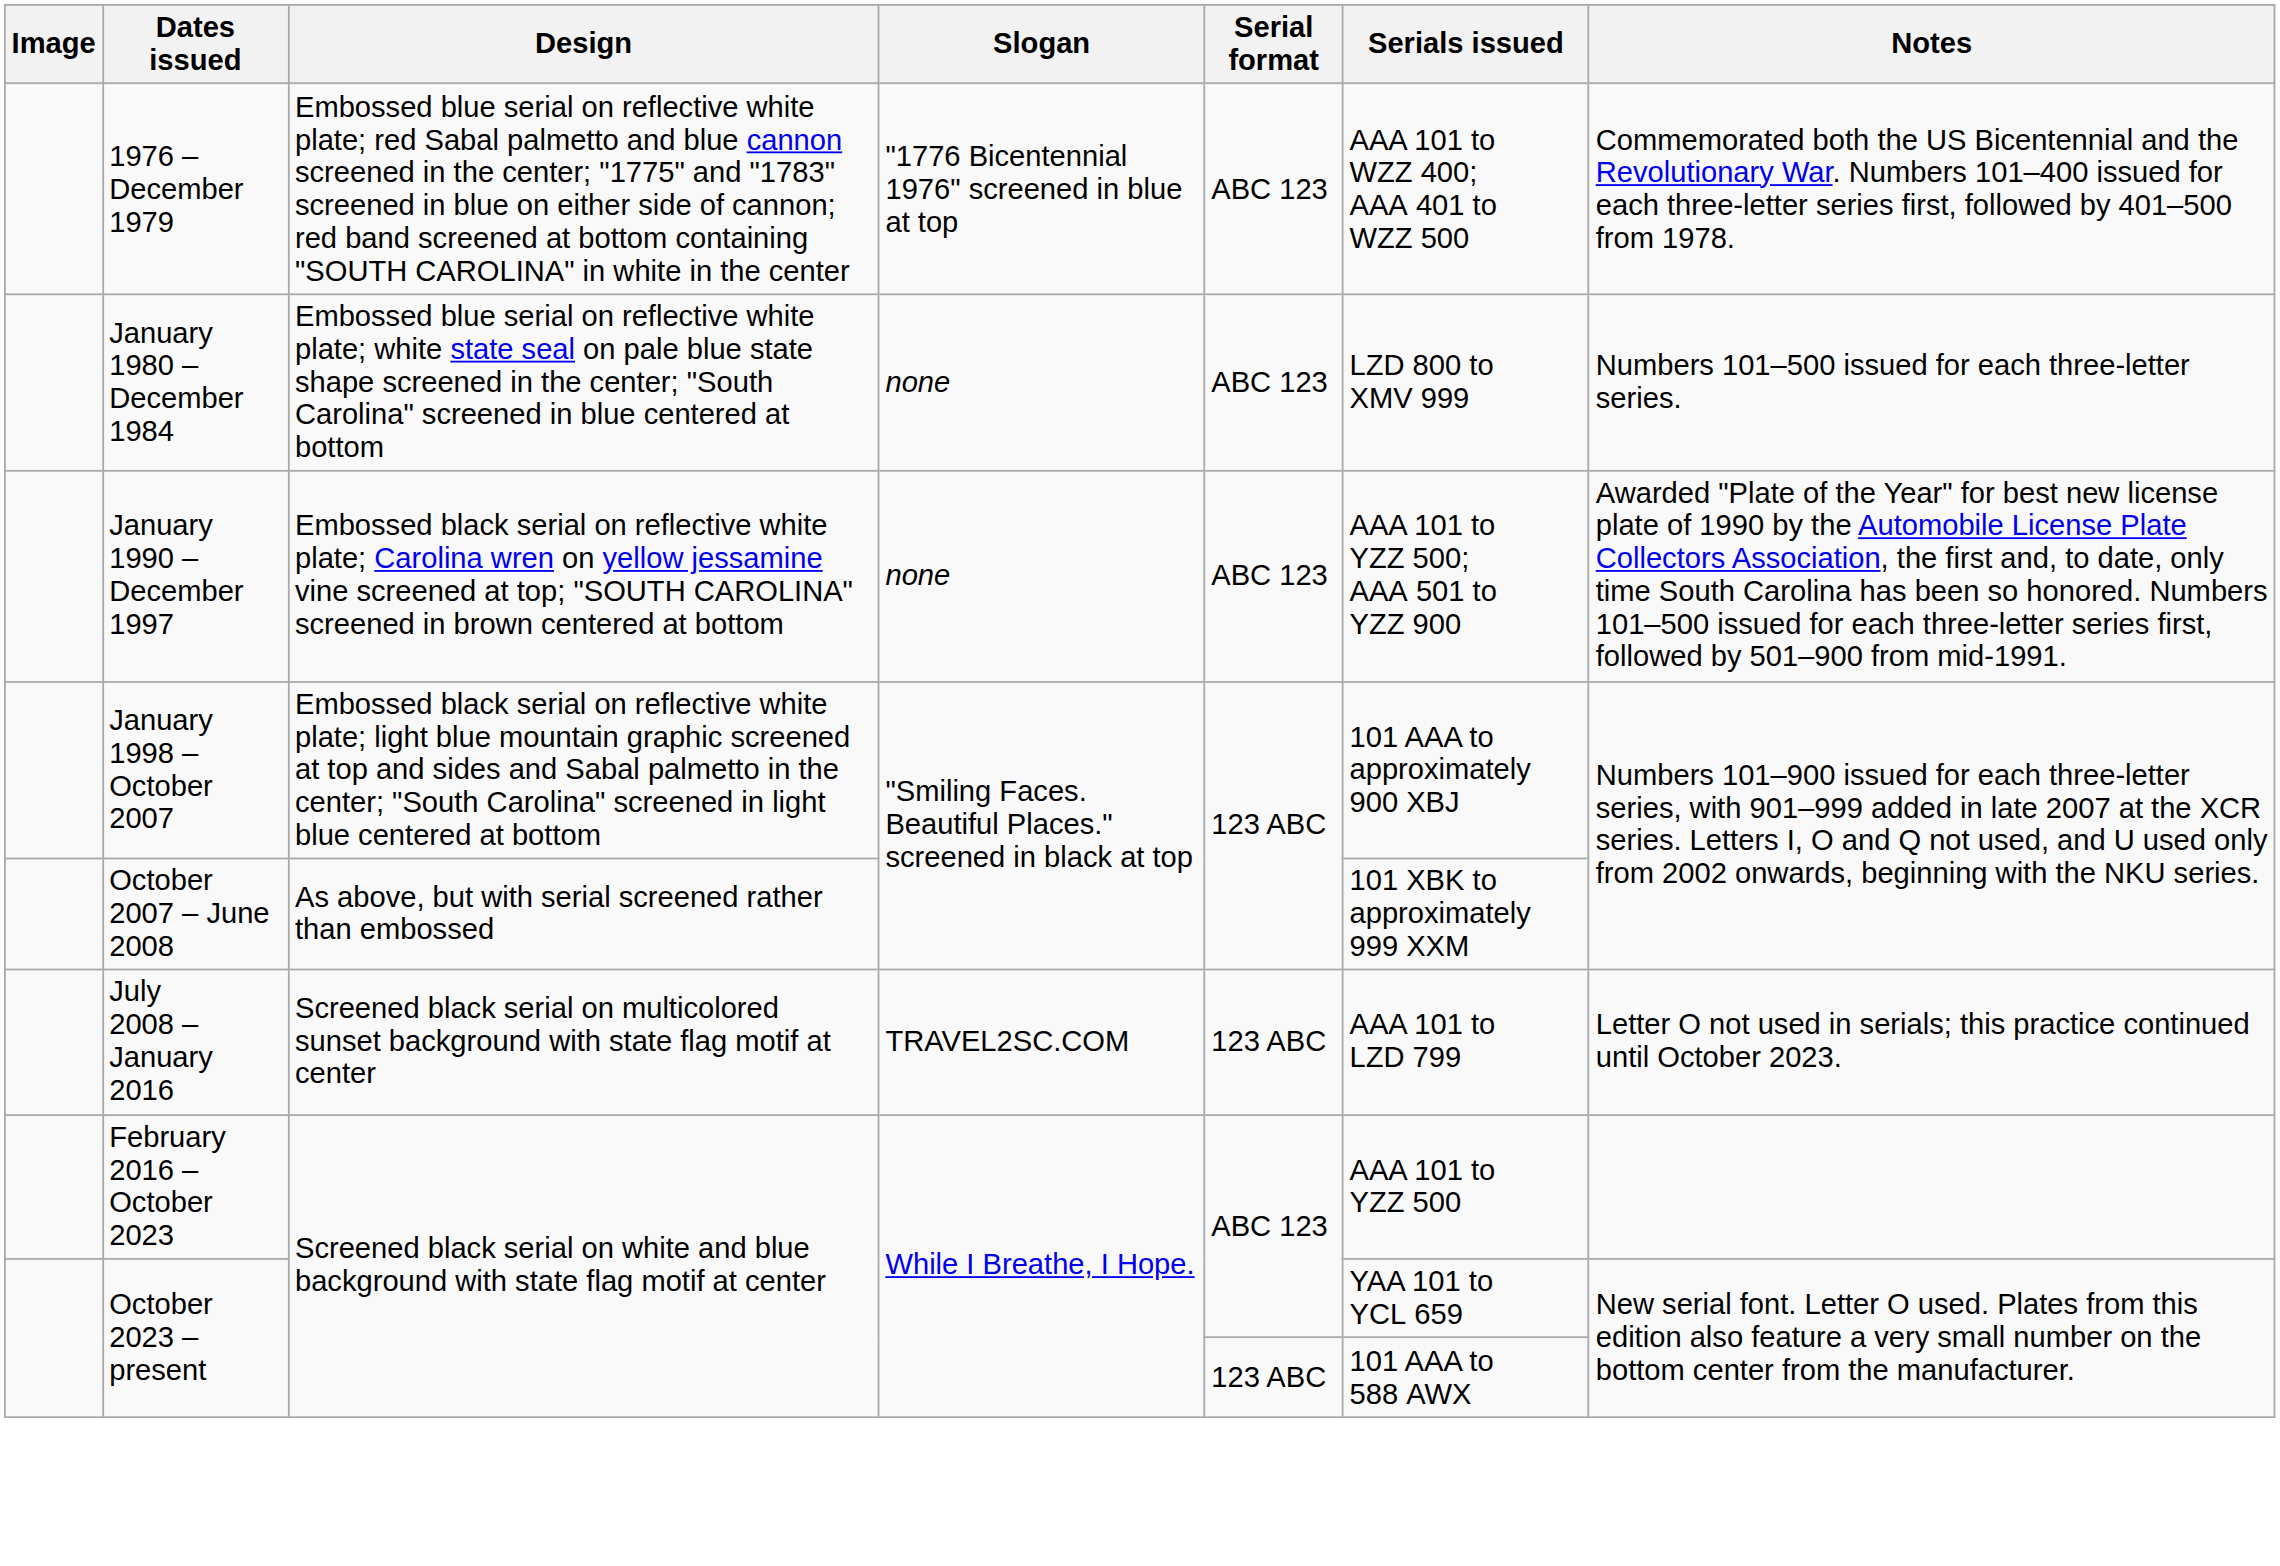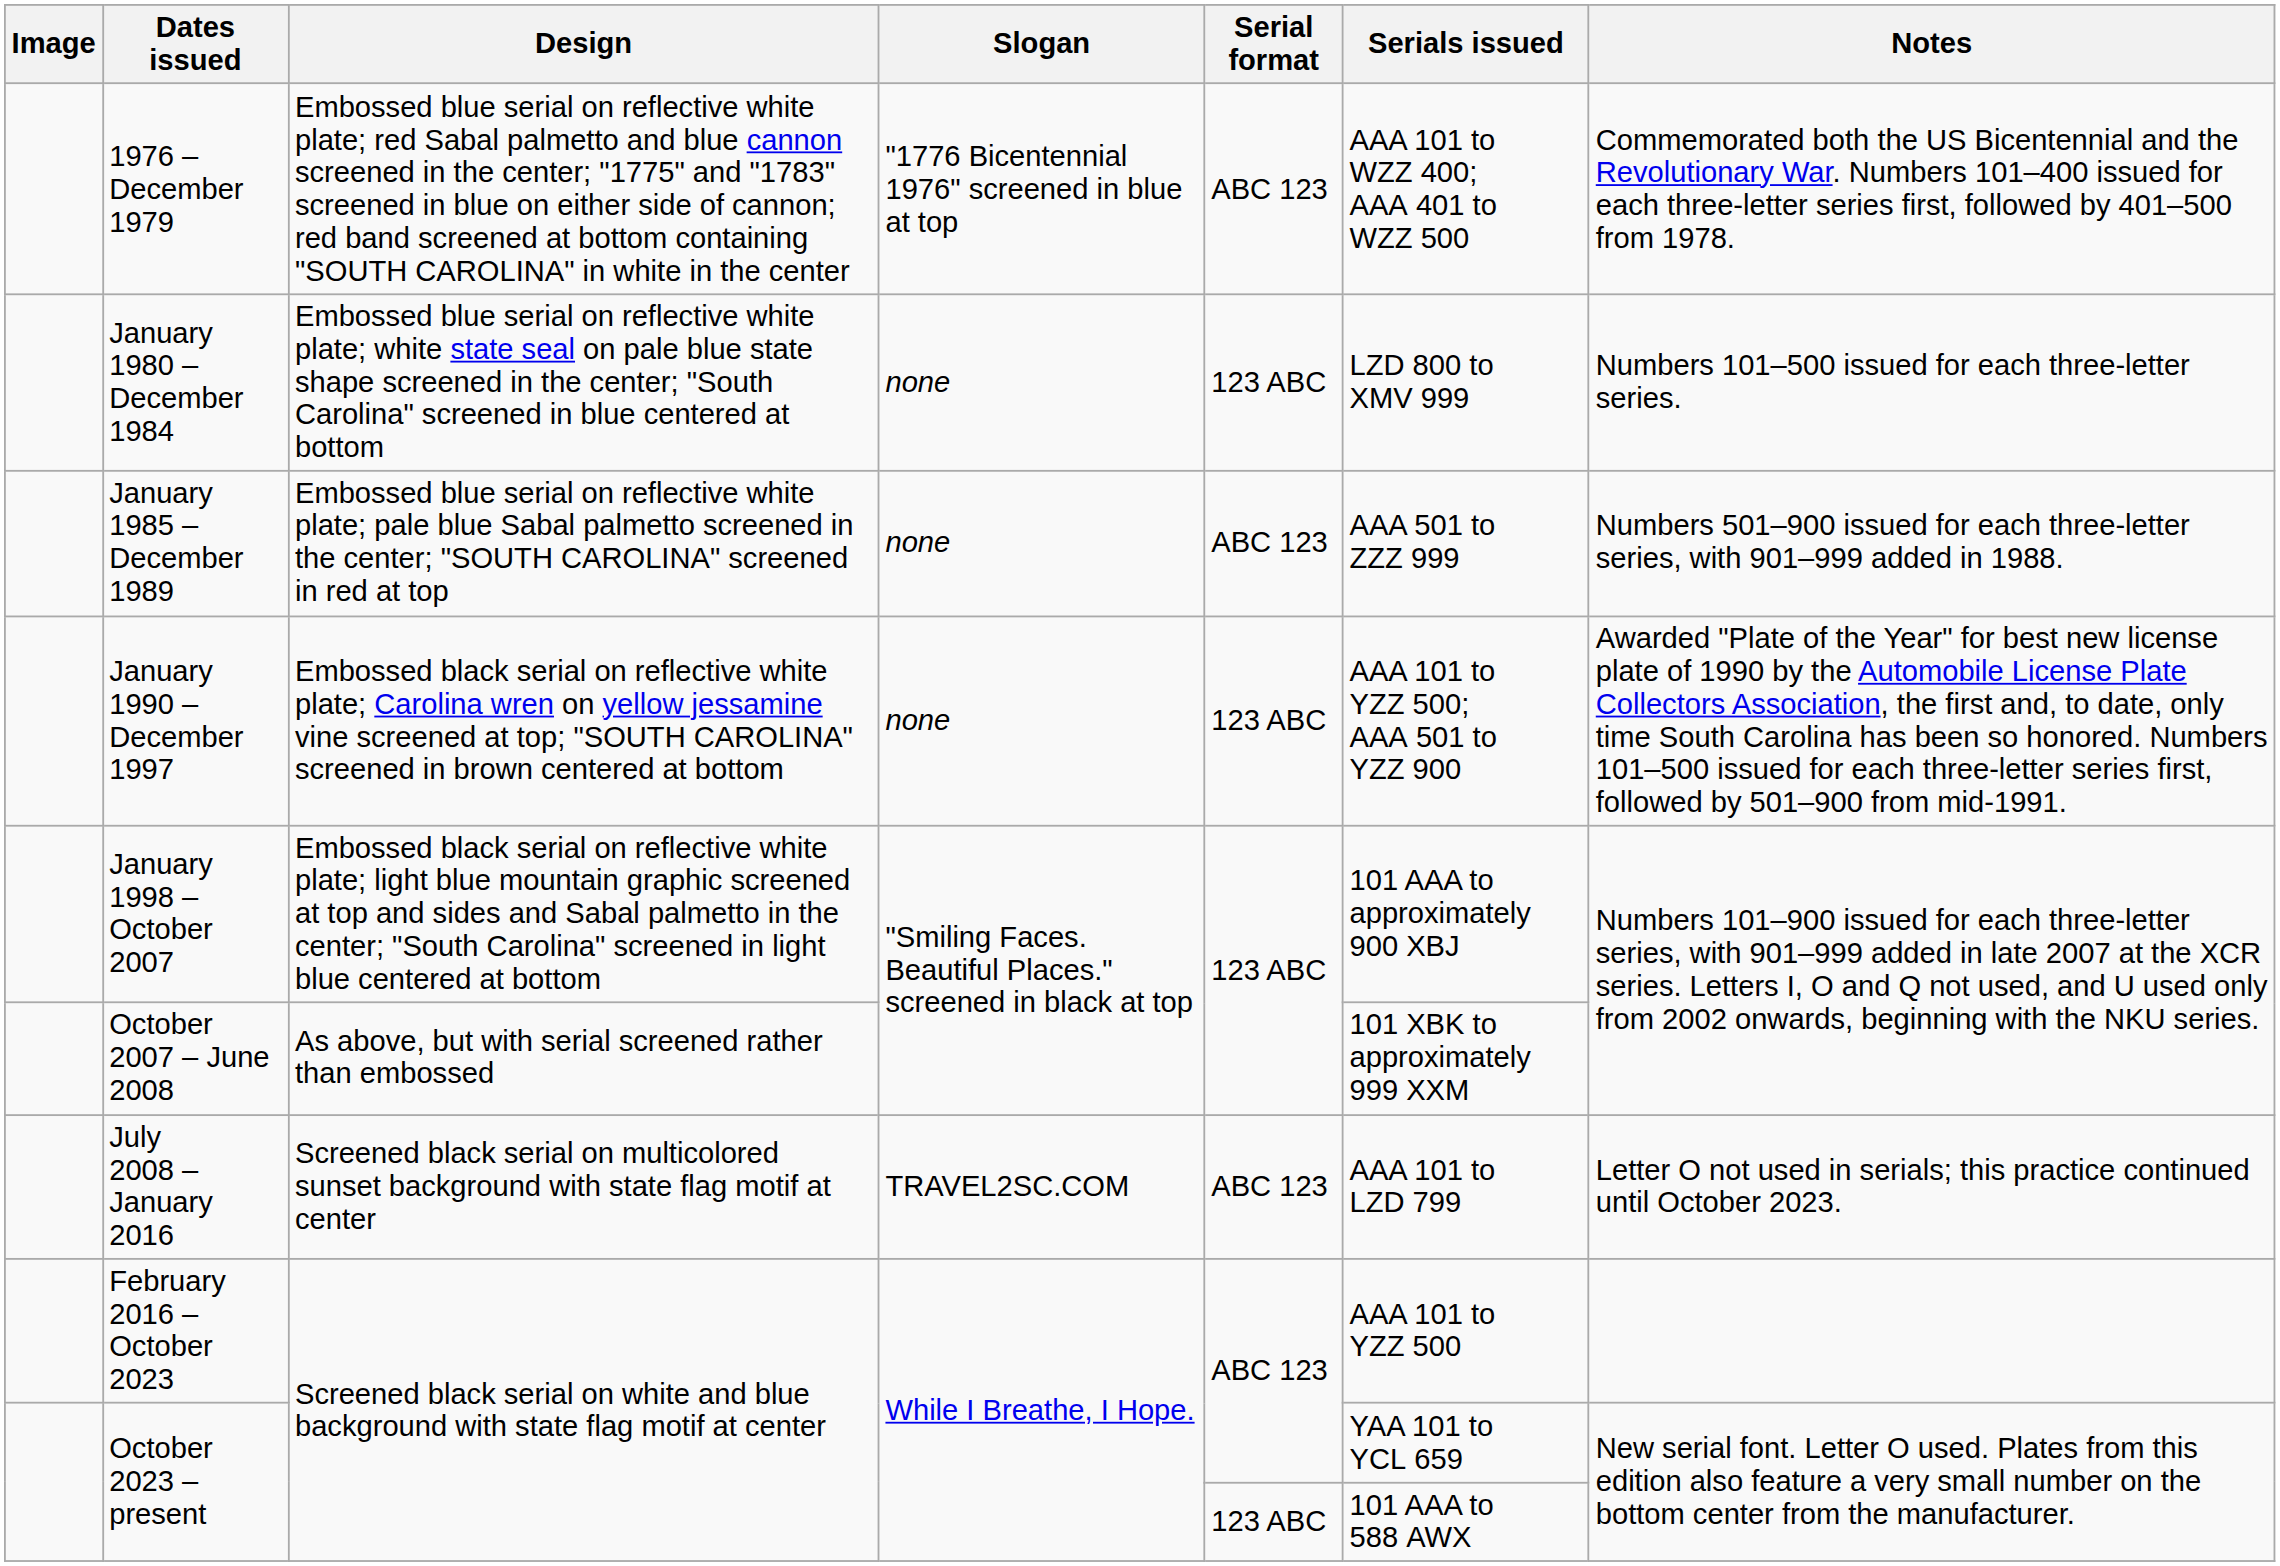(1270, 382) ABC 123 -> (1269, 382) 123 ABC
+ row: (176, 542)
(1270, 575) ABC 123 -> (1269, 720) 123 ABC
(1269, 1041) 123 ABC -> (1270, 1186) ABC 123
